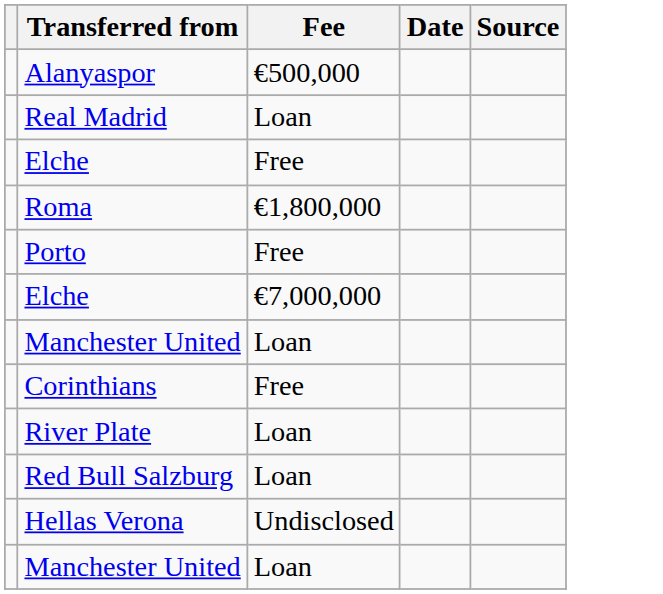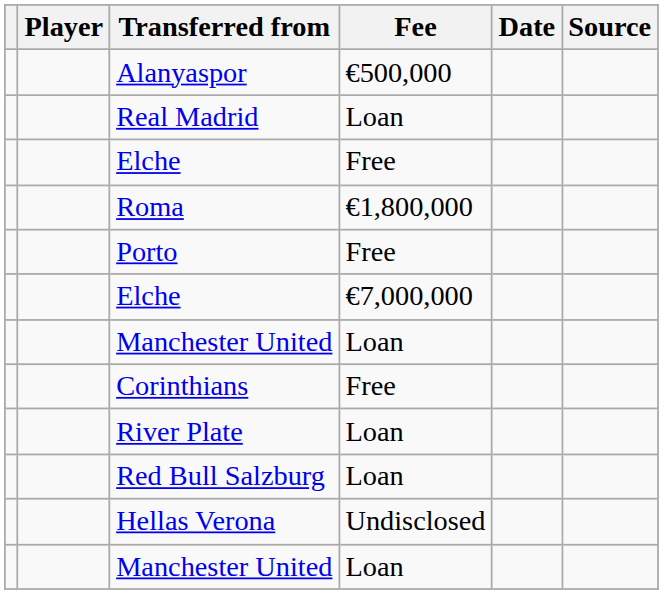+ column: (64, 26)
